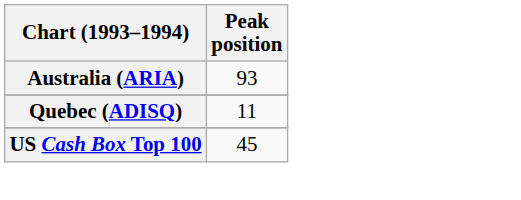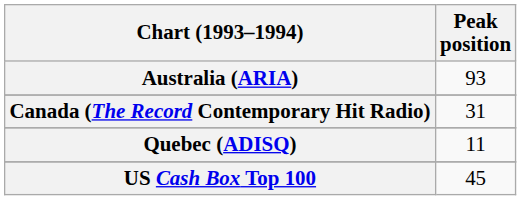+ row: (220, 111)
